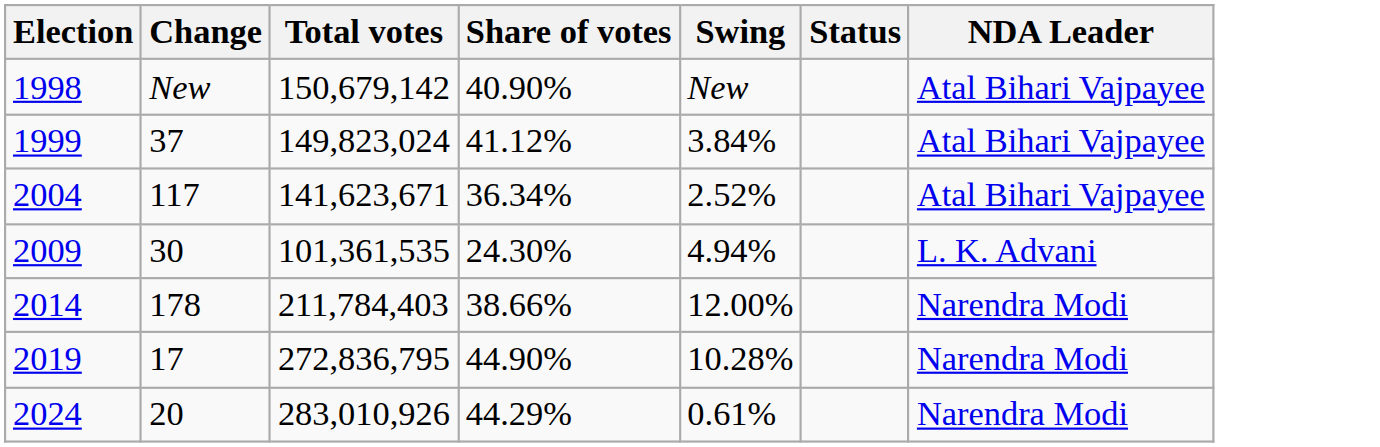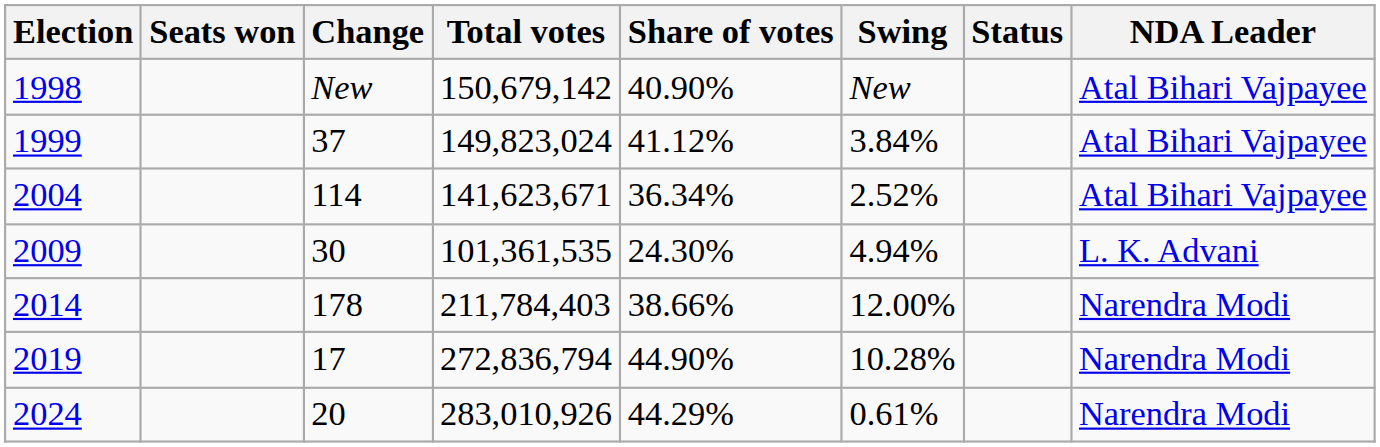+ column: (222, 31)
(174, 195) 117 -> (337, 195) 114
(364, 359) 272,836,795 -> (526, 359) 272,836,794
